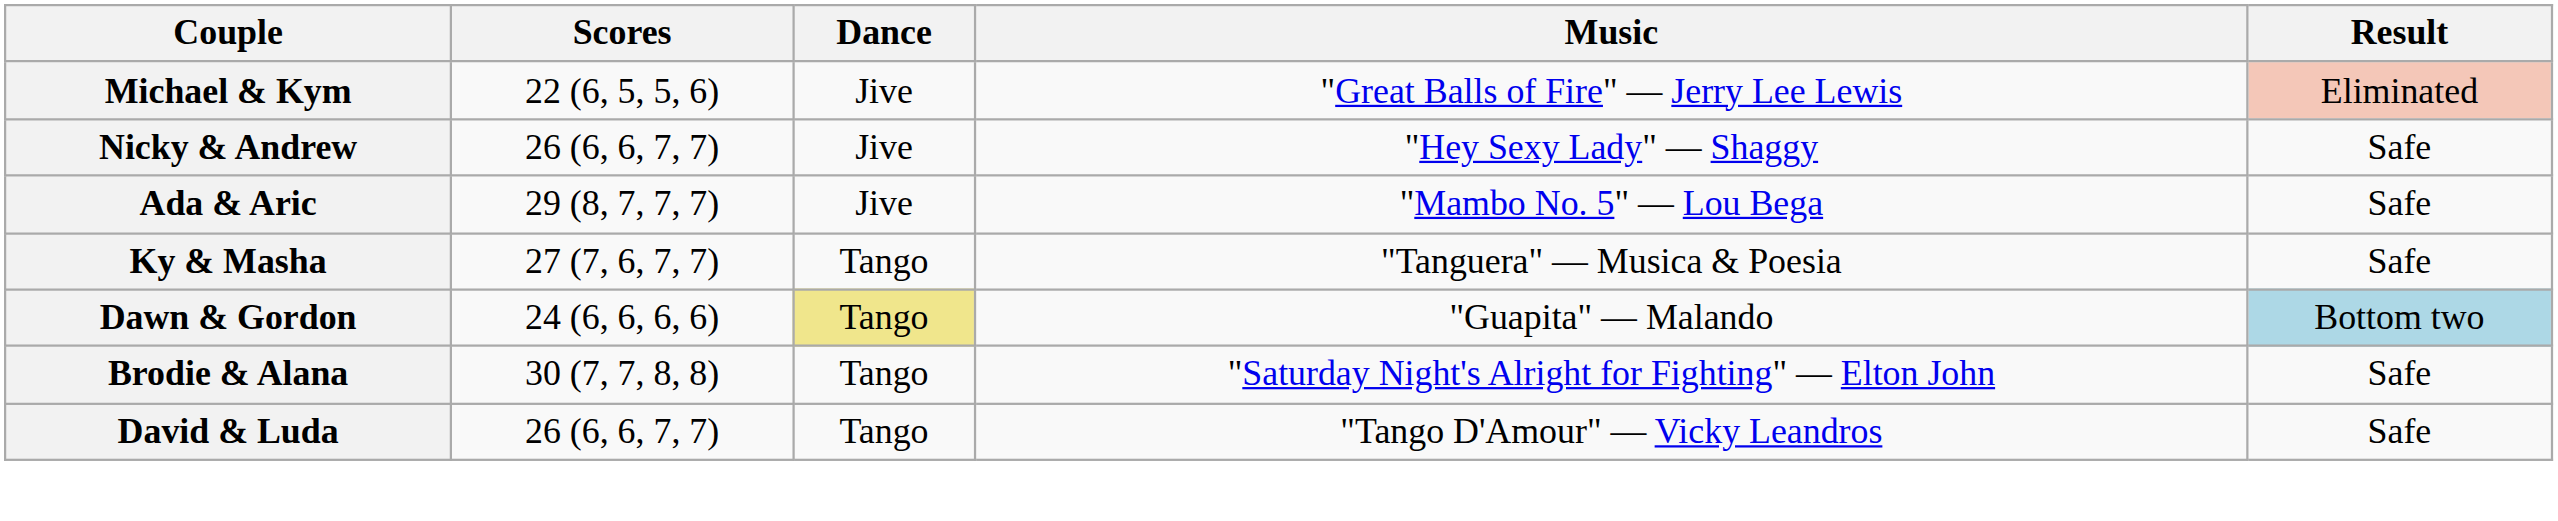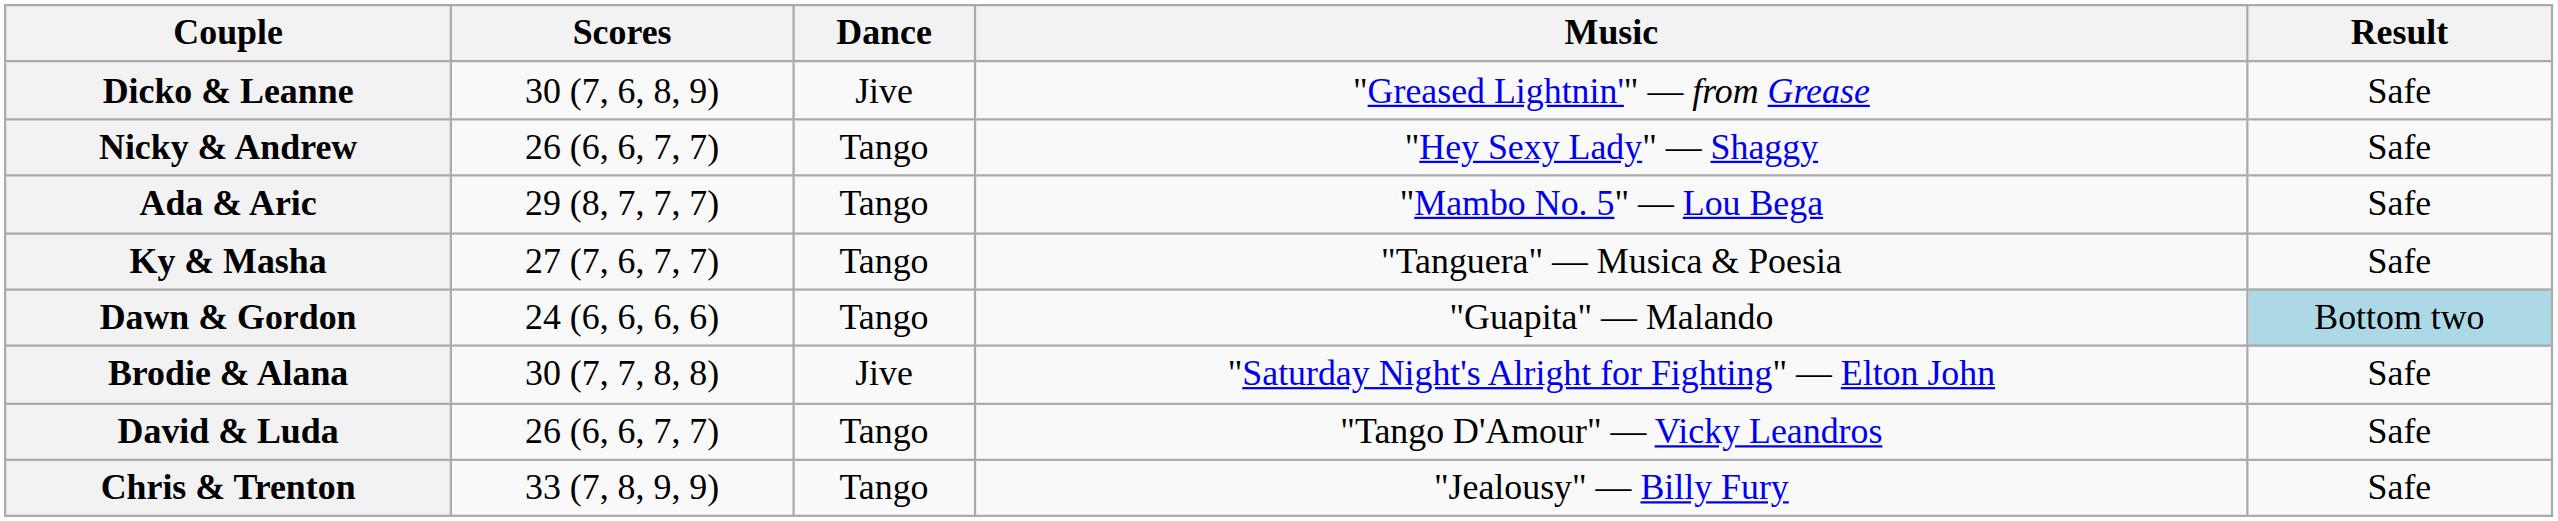+ row: (228, 89)
- row: (228, 89)
(884, 146) Jive -> (884, 146) Tango
(884, 203) Jive -> (884, 203) Tango
(884, 317) khaki background -> (884, 317) no background
(884, 373) Tango -> (884, 373) Jive
+ row: (228, 487)
